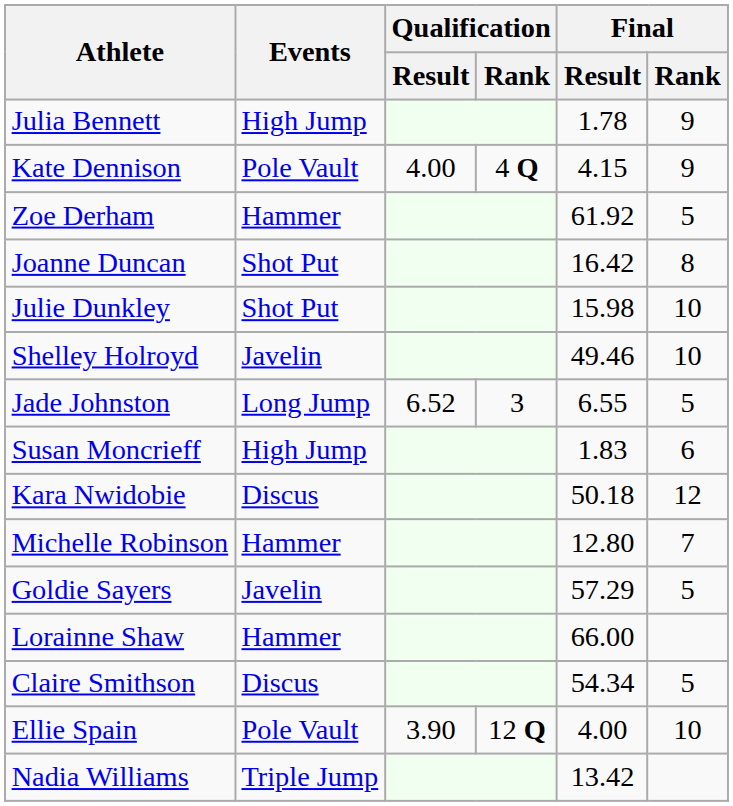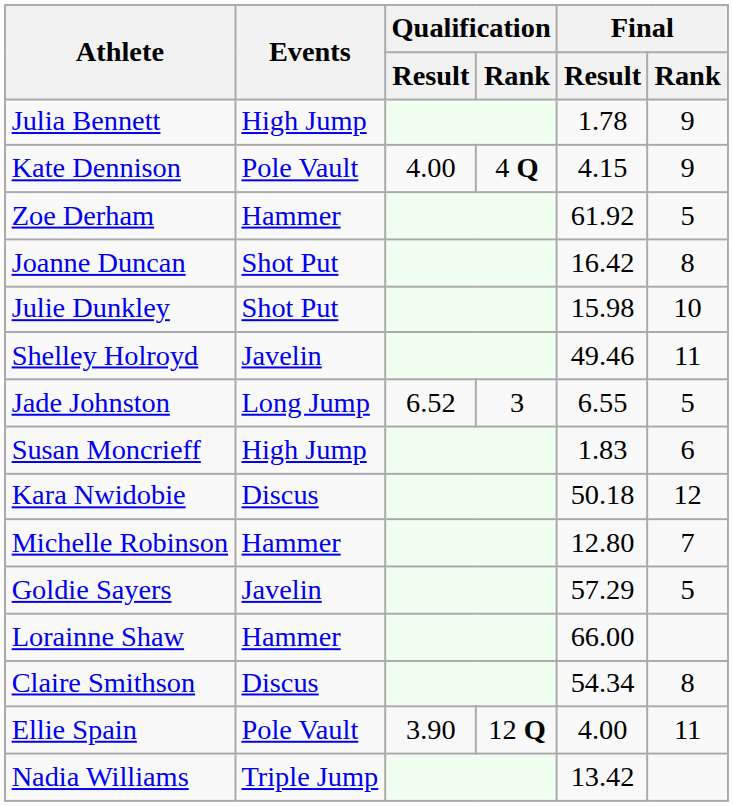(688, 355) 10 -> (688, 355) 11
(688, 683) 5 -> (688, 683) 8
(688, 730) 10 -> (688, 730) 11
